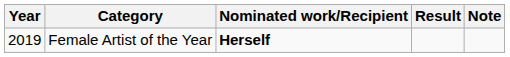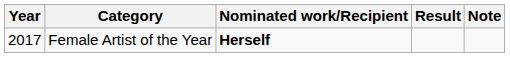(25, 40) 2019 -> (25, 40) 2017
